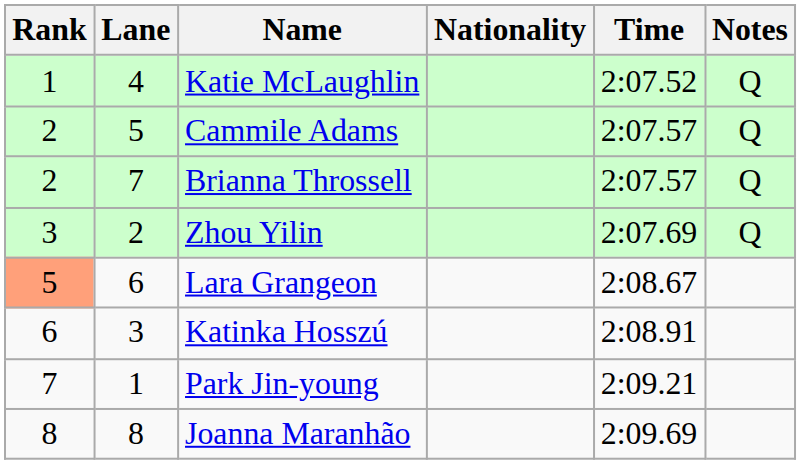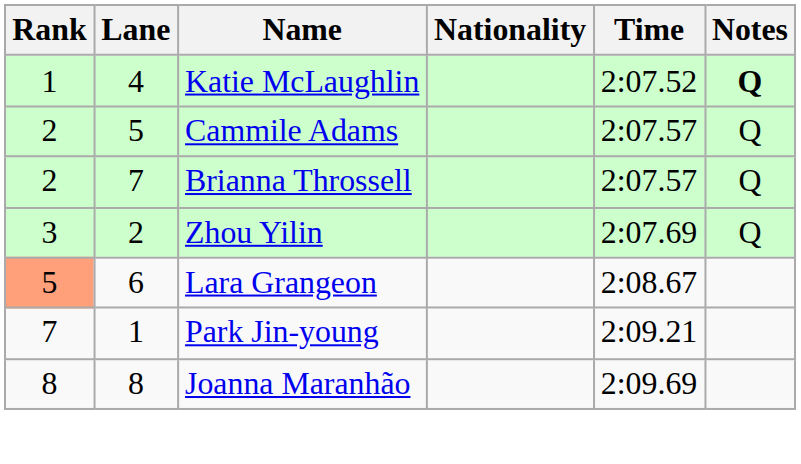(750, 80) normal -> (750, 80) bold
- row: (286, 332)
